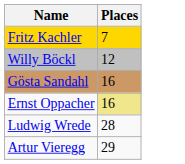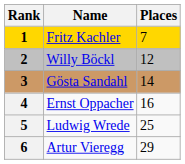+ column: (24, 15)
(108, 81) 16 -> (147, 81) 14
(108, 103) khaki background -> (147, 103) no background
(108, 125) 28 -> (147, 125) 25
